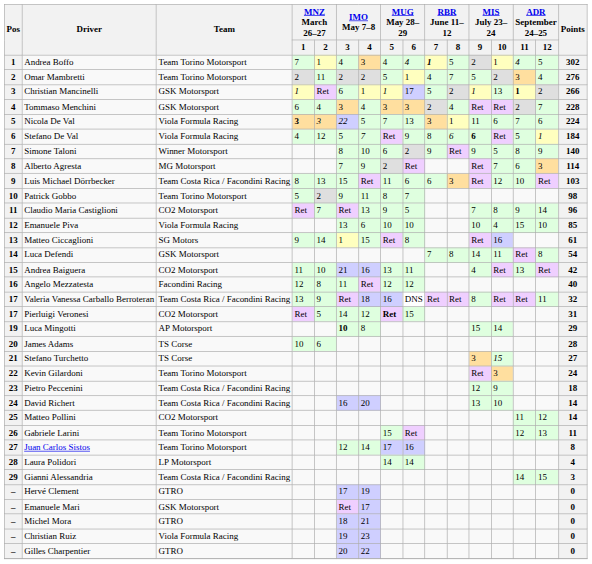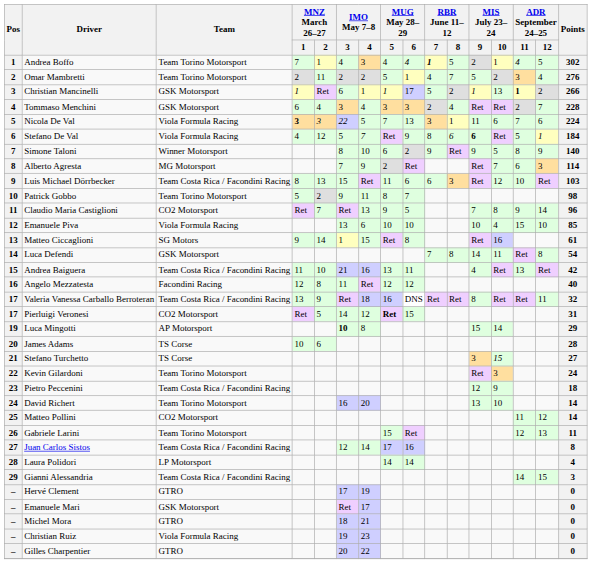(188, 269) CO2 Motorsport -> (224, 269) Team Costa Rica / Facondini Racing
(224, 402) Team Costa Rica / Facondini Racing -> (203, 402) Team Torino Motorsport
(203, 447) Team Torino Motorsport -> (224, 447) Team Costa Rica / Facondini Racing
